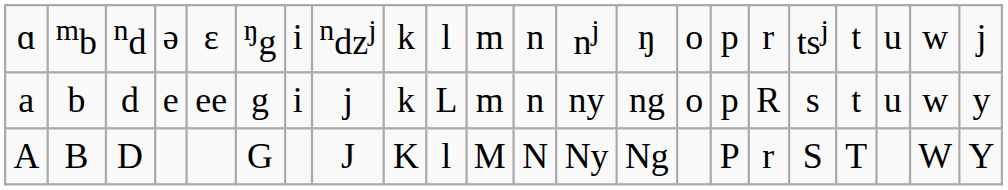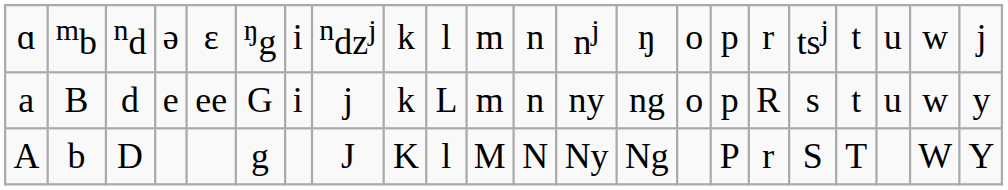(76, 99) b -> (76, 99) B
(260, 99) g -> (260, 99) G
(76, 156) B -> (76, 156) b
(260, 156) G -> (260, 156) g
